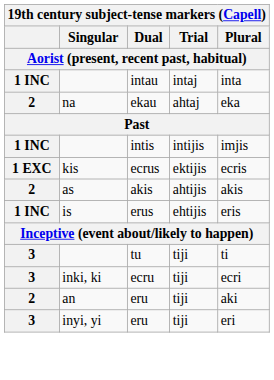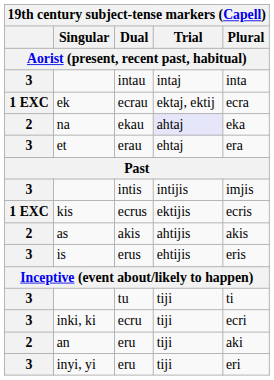(32, 80) 1 INC -> (29, 80) 3
+ row: (63, 102)
(186, 102) no background -> (170, 124) lavender background
+ row: (62, 146)
(32, 146) 1 INC -> (29, 189) 3
(32, 211) 1 INC -> (29, 255) 3
